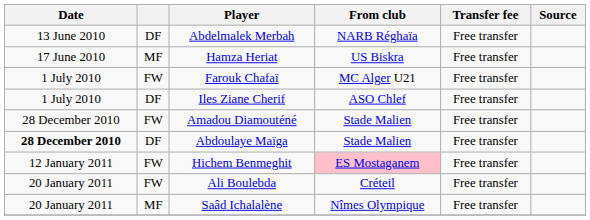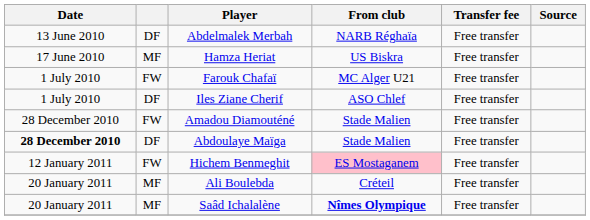(153, 183) FW -> (152, 183) MF
(377, 204) normal -> (377, 204) bold
